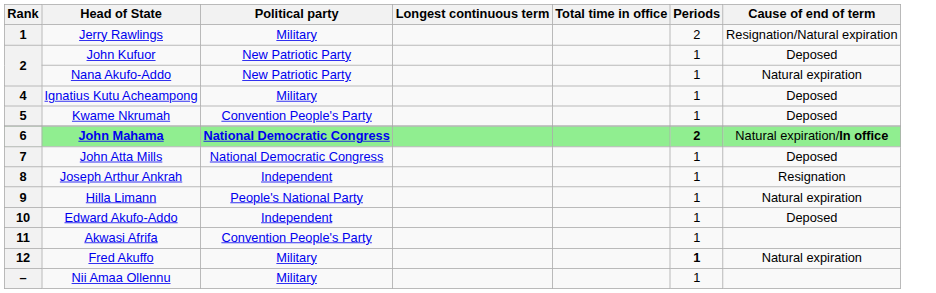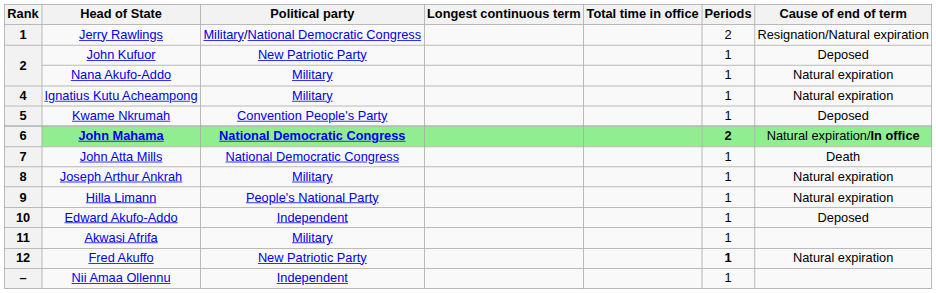(297, 34) Military -> (312, 34) Military/National Democratic Congress
(297, 75) New Patriotic Party -> (312, 75) Military
(812, 95) Deposed -> (843, 95) Natural expiration
(812, 156) Deposed -> (843, 156) Death
(297, 177) Independent -> (312, 177) Military
(812, 177) Resignation -> (843, 177) Natural expiration
(297, 237) Convention People's Party -> (312, 237) Military
(297, 258) Military -> (312, 258) New Patriotic Party
(297, 278) Military -> (312, 278) Independent
